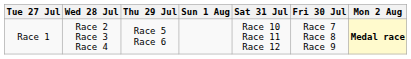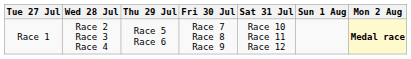columns swapped: (320, 12) <-> (206, 12)
